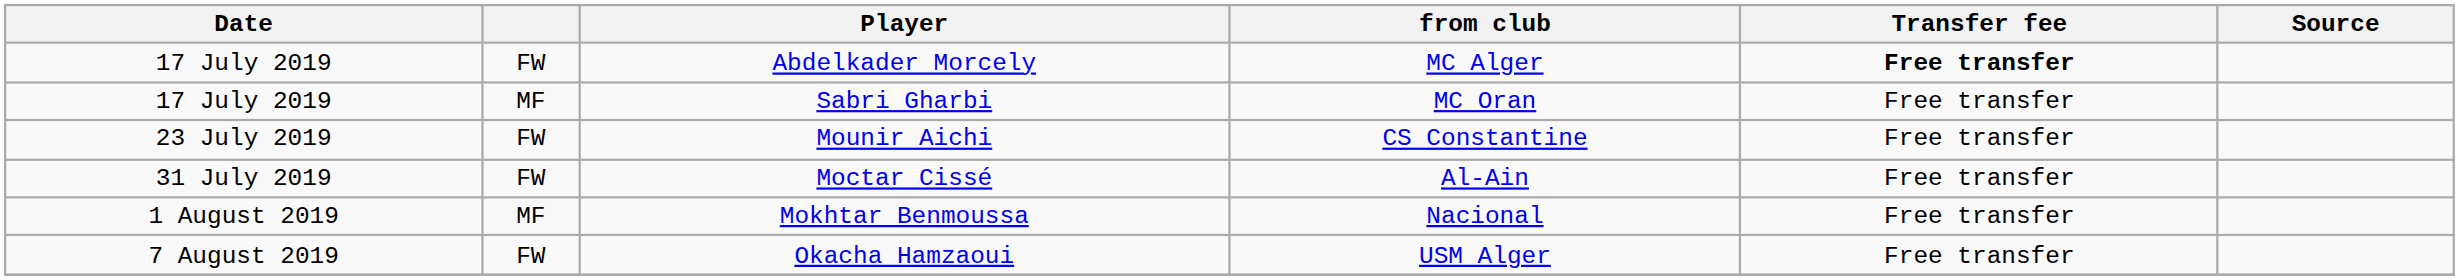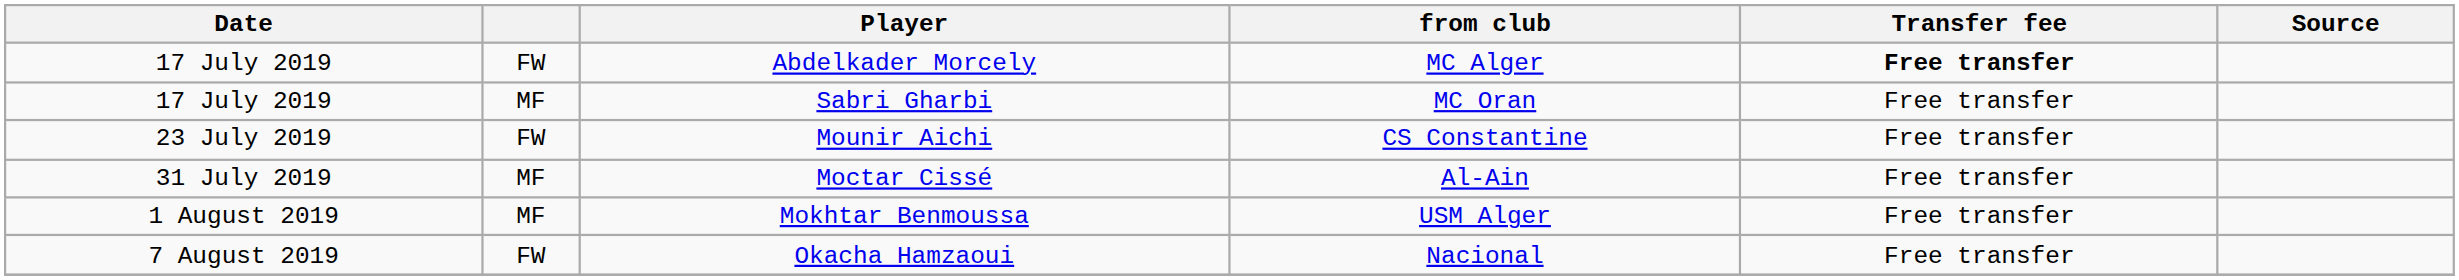(531, 178) FW -> (531, 178) MF
(1485, 217) Nacional -> (1485, 217) USM Alger
(1485, 255) USM Alger -> (1485, 255) Nacional
